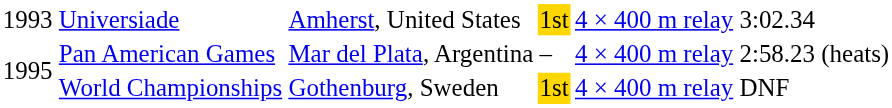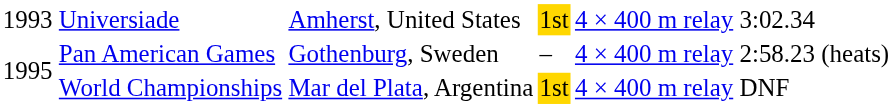(411, 53) Mar del Plata, Argentina -> (394, 53) Gothenburg, Sweden
(394, 88) Gothenburg, Sweden -> (411, 88) Mar del Plata, Argentina
